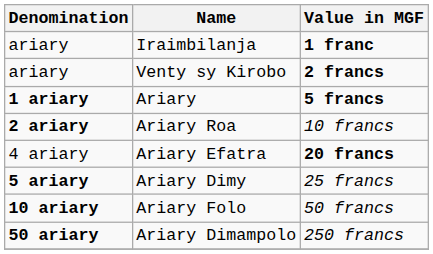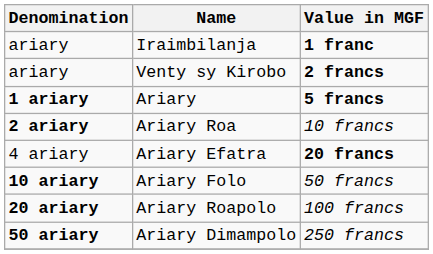- row: (191, 181)
+ row: (206, 208)
